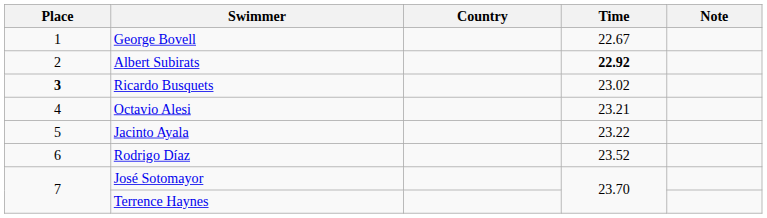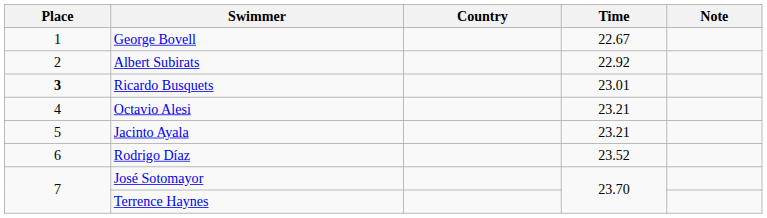(614, 62) bold -> (614, 62) normal
(614, 85) 23.02 -> (614, 85) 23.01
(614, 131) 23.22 -> (614, 131) 23.21
